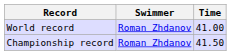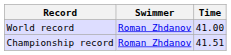(210, 42) 41.50 -> (210, 42) 41.51
